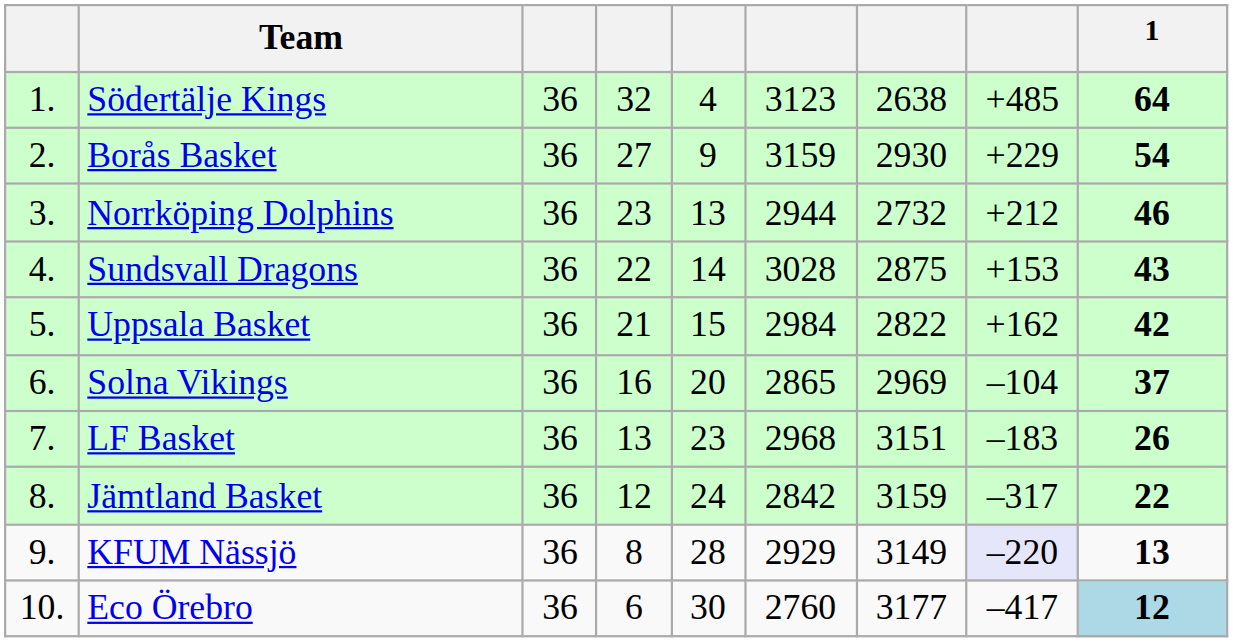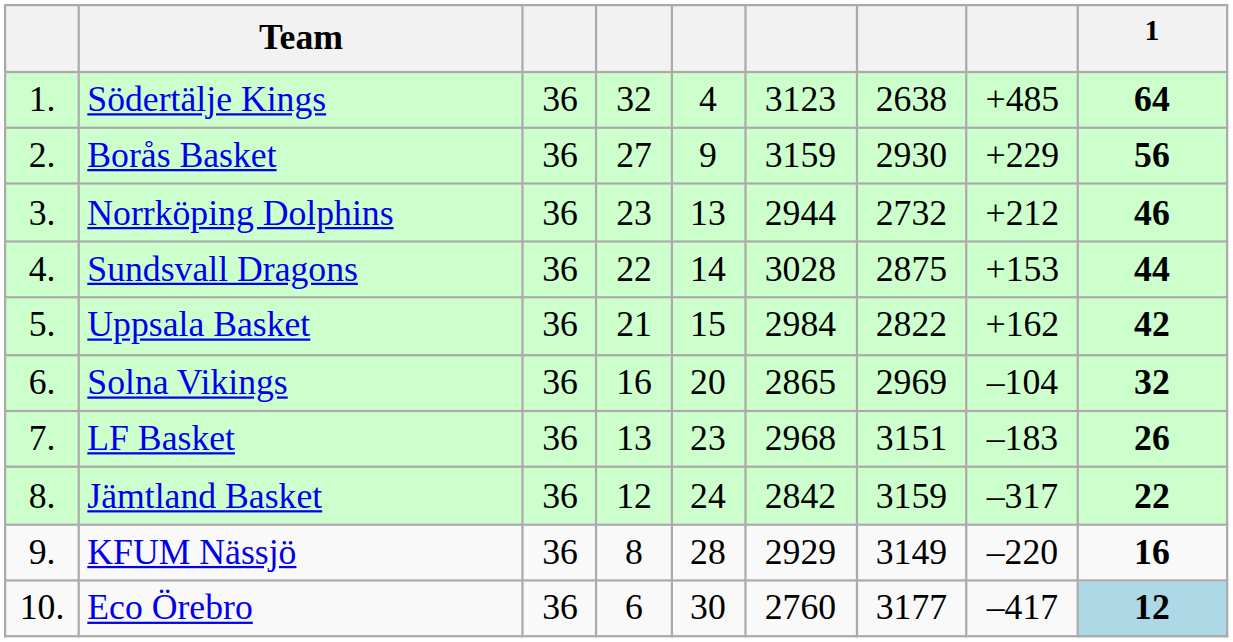(1152, 155) 54 -> (1152, 155) 56
(1152, 268) 43 -> (1152, 268) 44
(1152, 381) 37 -> (1152, 381) 32
(1022, 551) lavender background -> (1022, 551) no background
(1152, 551) 13 -> (1152, 551) 16
